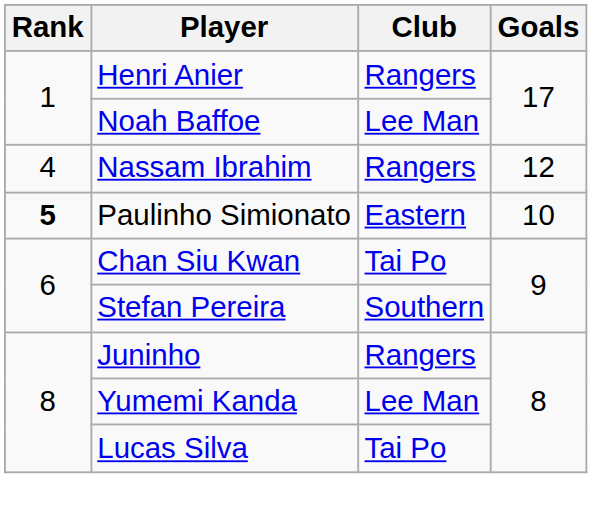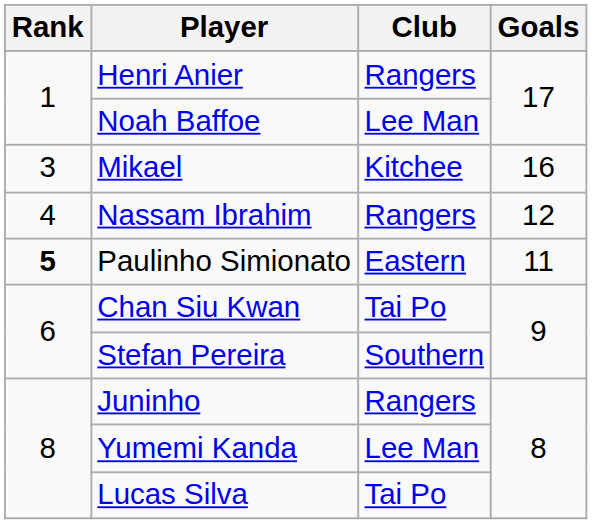+ row: (140, 167)
(538, 214) 10 -> (538, 261) 11
